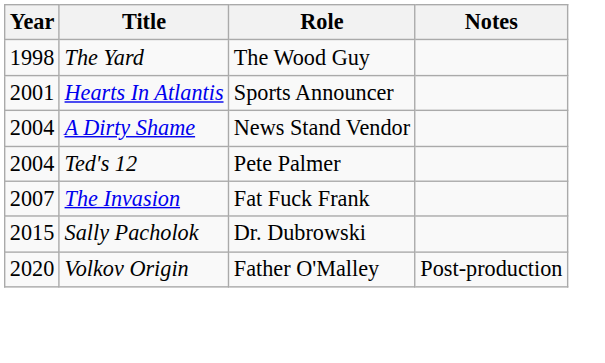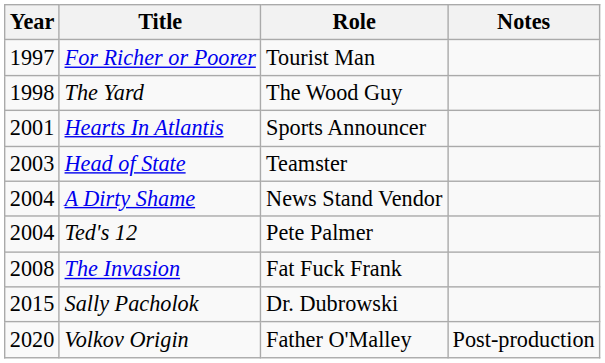+ row: (160, 57)
+ row: (125, 163)
(32, 198) 2007 -> (32, 269) 2008
